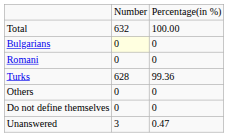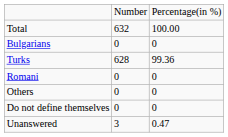(117, 44) lightyellow background -> (117, 44) no background
rows swapped: (18, 76) <-> (23, 60)
